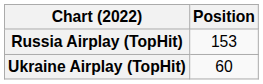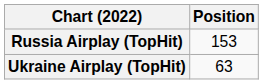(224, 66) 60 -> (224, 66) 63
